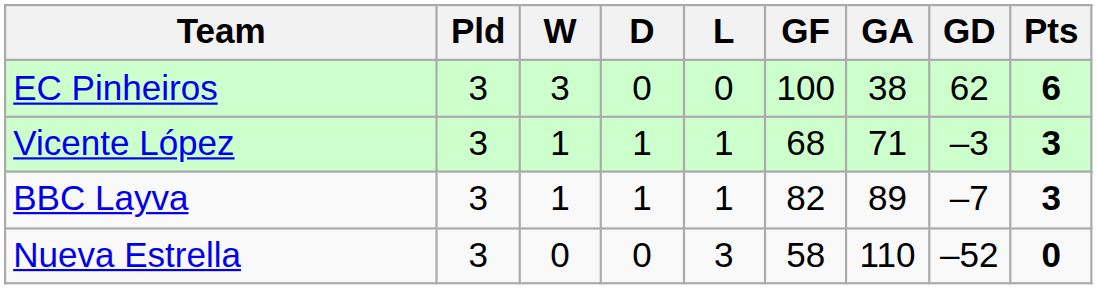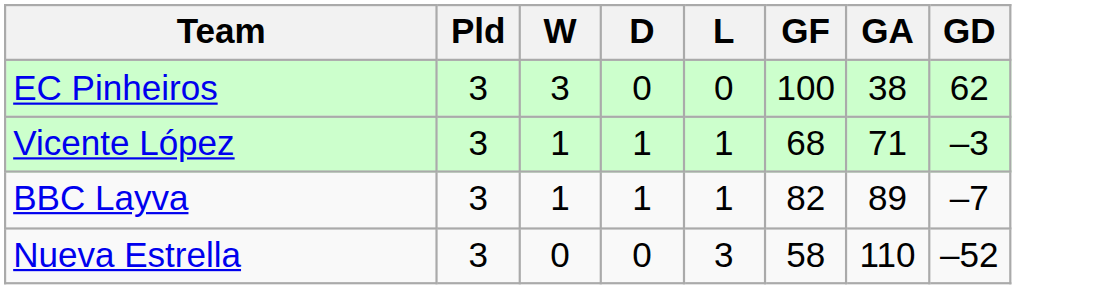- column: (1051, 32)
